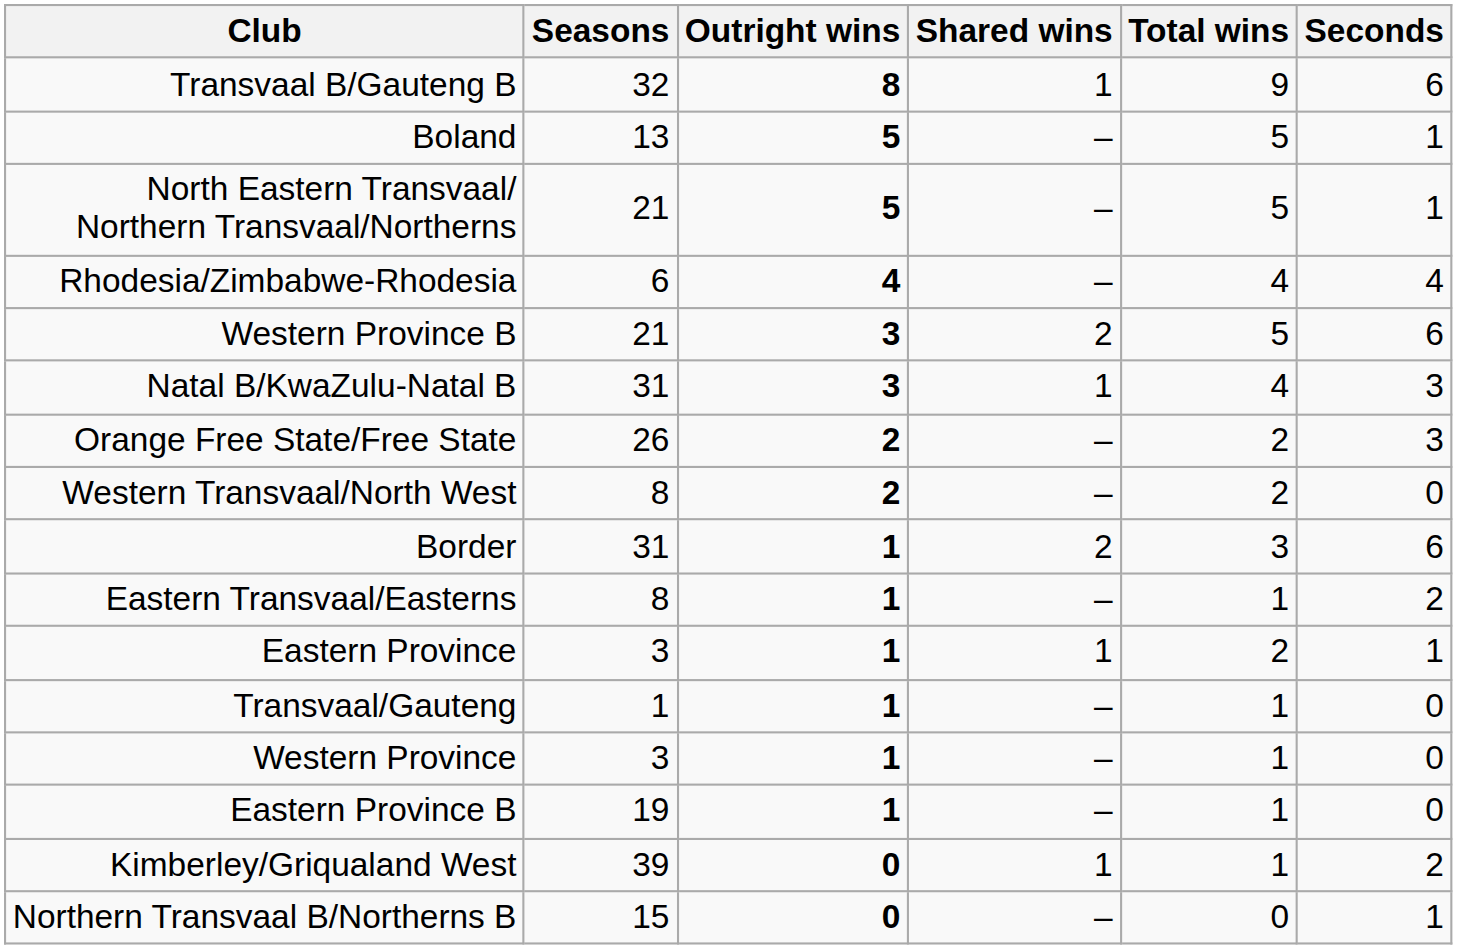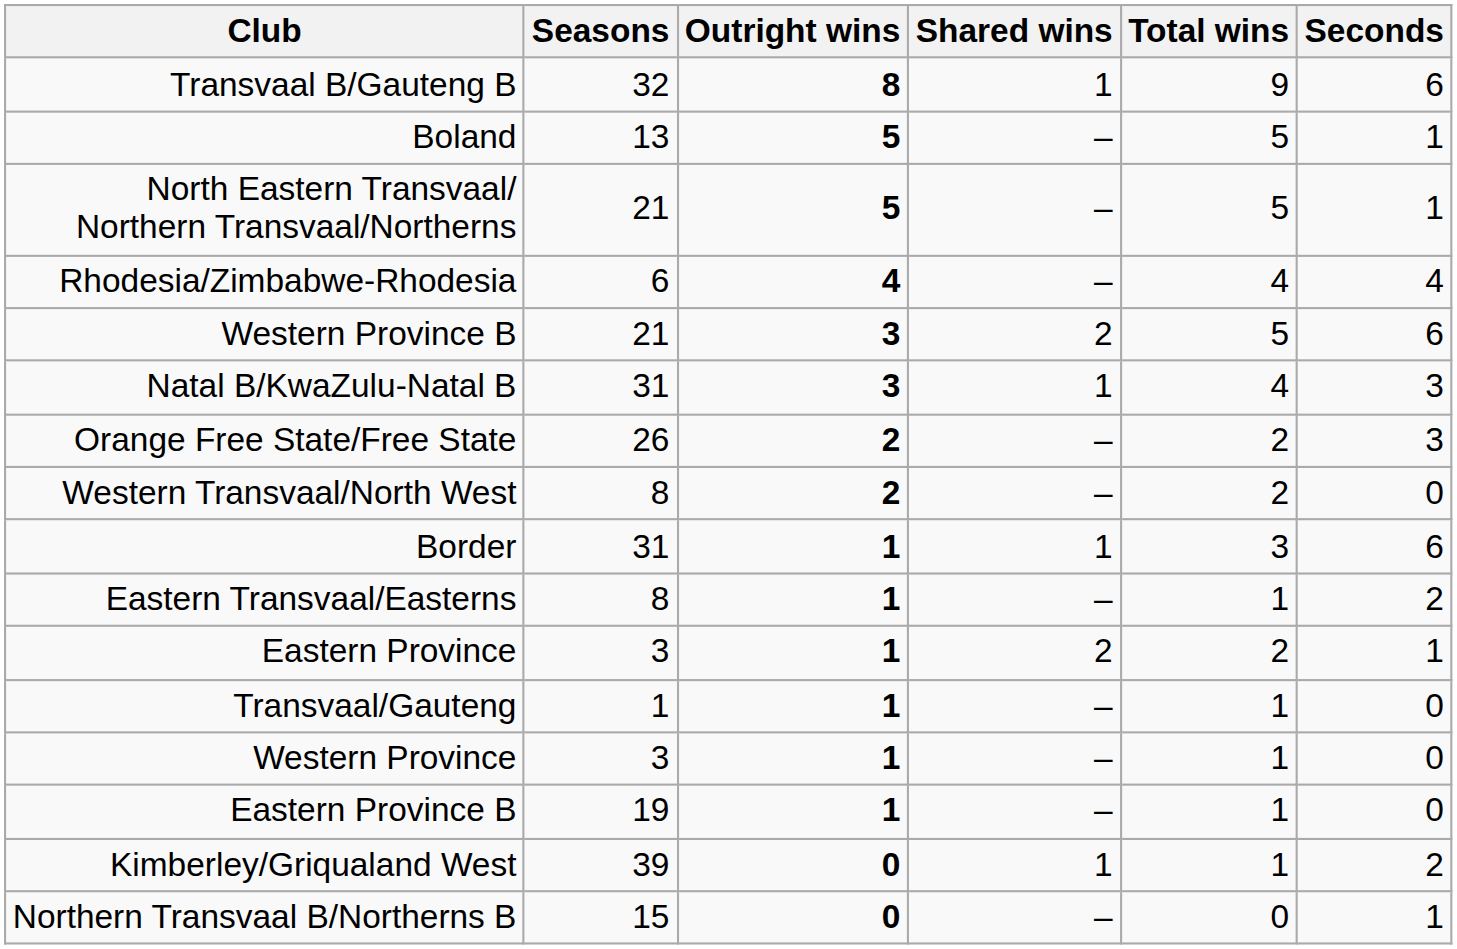(1103, 545) 2 -> (1103, 545) 1
(1103, 652) 1 -> (1103, 652) 2
